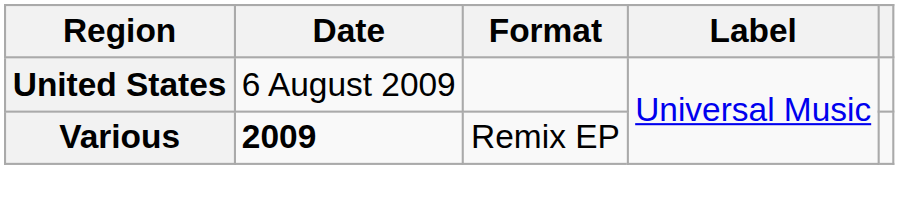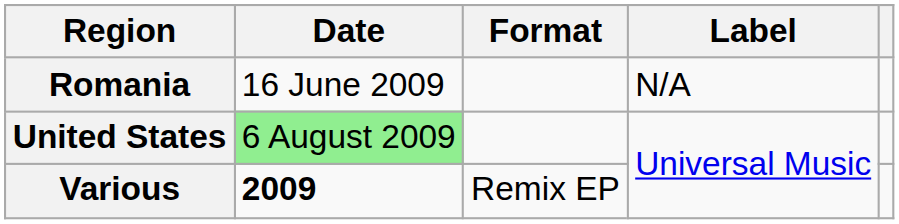+ row: (120, 84)
(349, 84) no background -> (349, 137) lightgreen background
